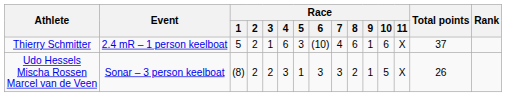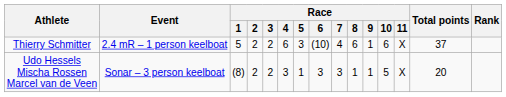(270, 45) 1 -> (270, 45) 2
(355, 73) 2 -> (355, 73) 1
(441, 73) 26 -> (441, 73) 20
